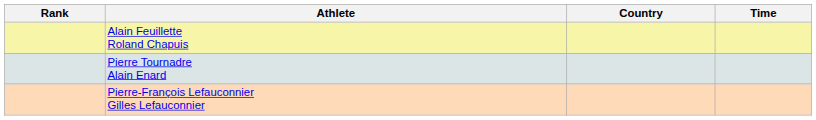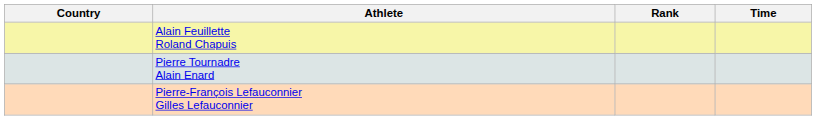columns swapped: (55, 13) <-> (641, 13)
